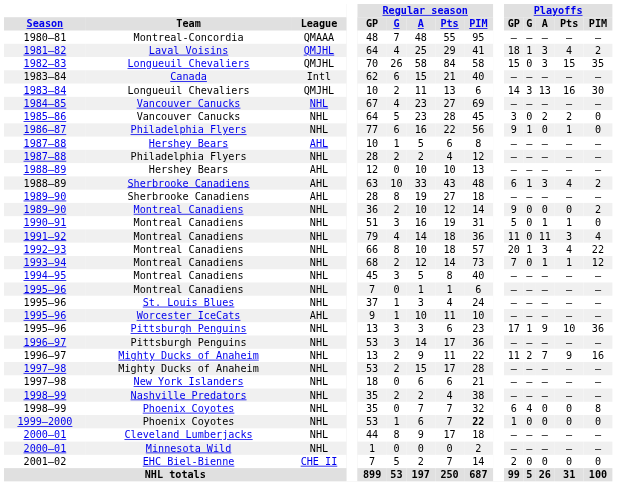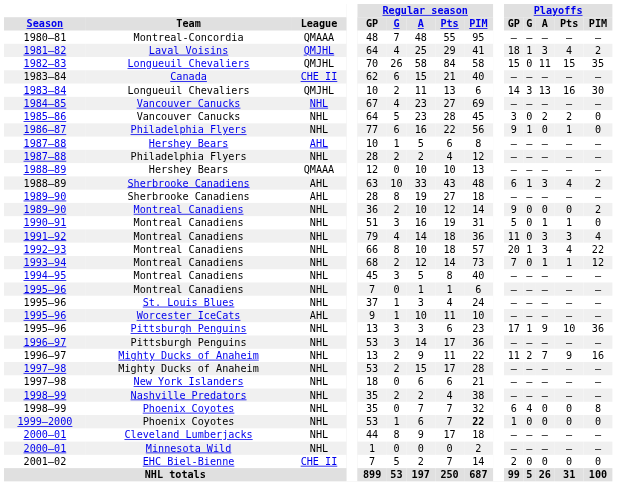(545, 64) 3 -> (545, 64) 11
(319, 77) Intl -> (319, 77) CHE II
(319, 170) AHL -> (319, 170) QMAAA
(545, 236) 11 -> (545, 236) 3
